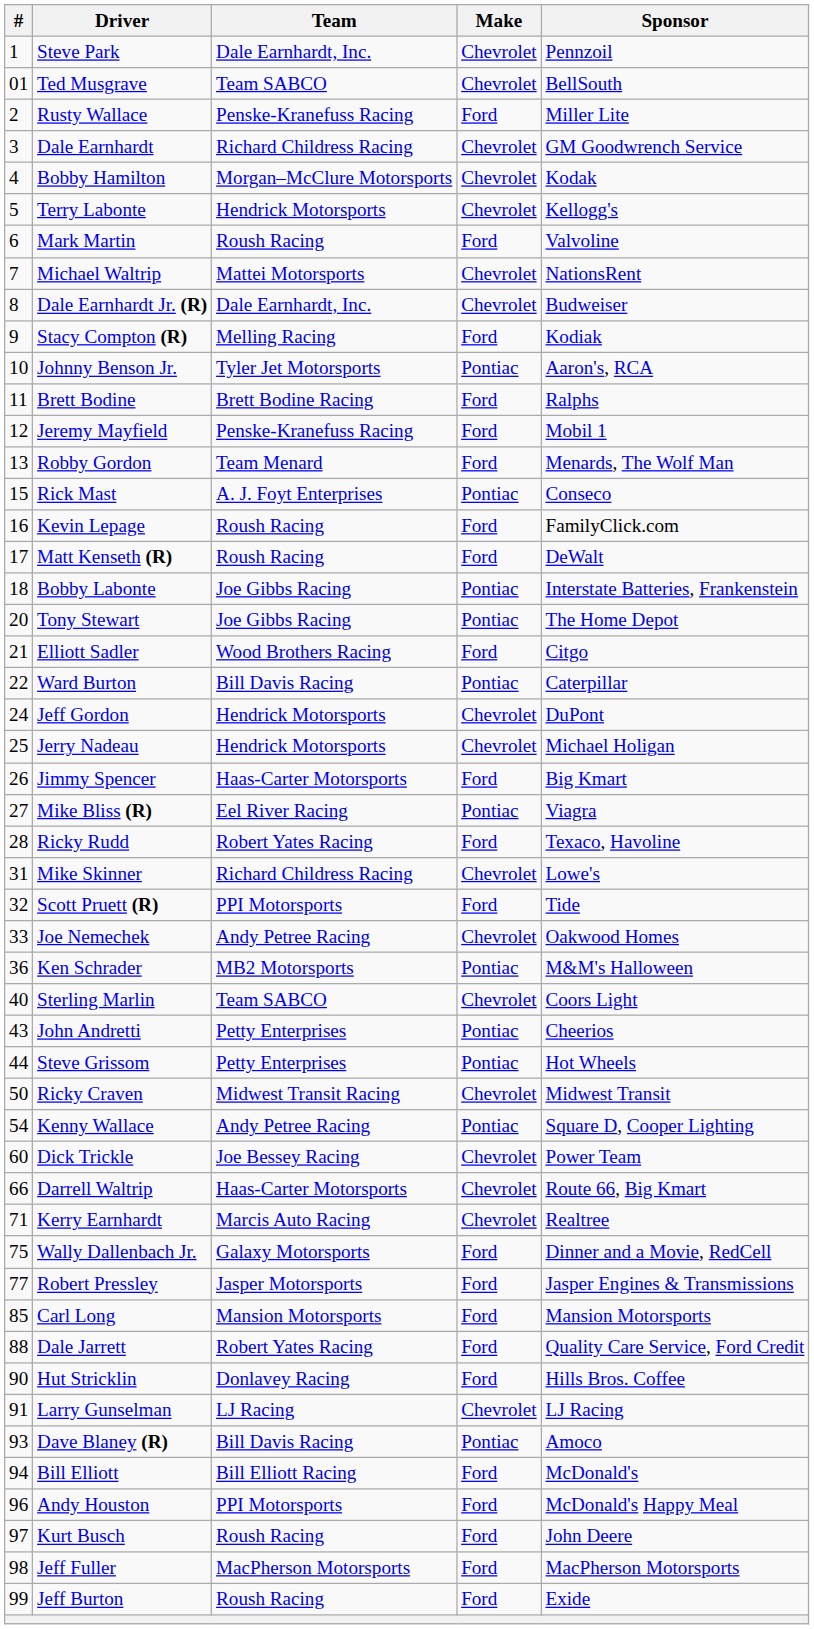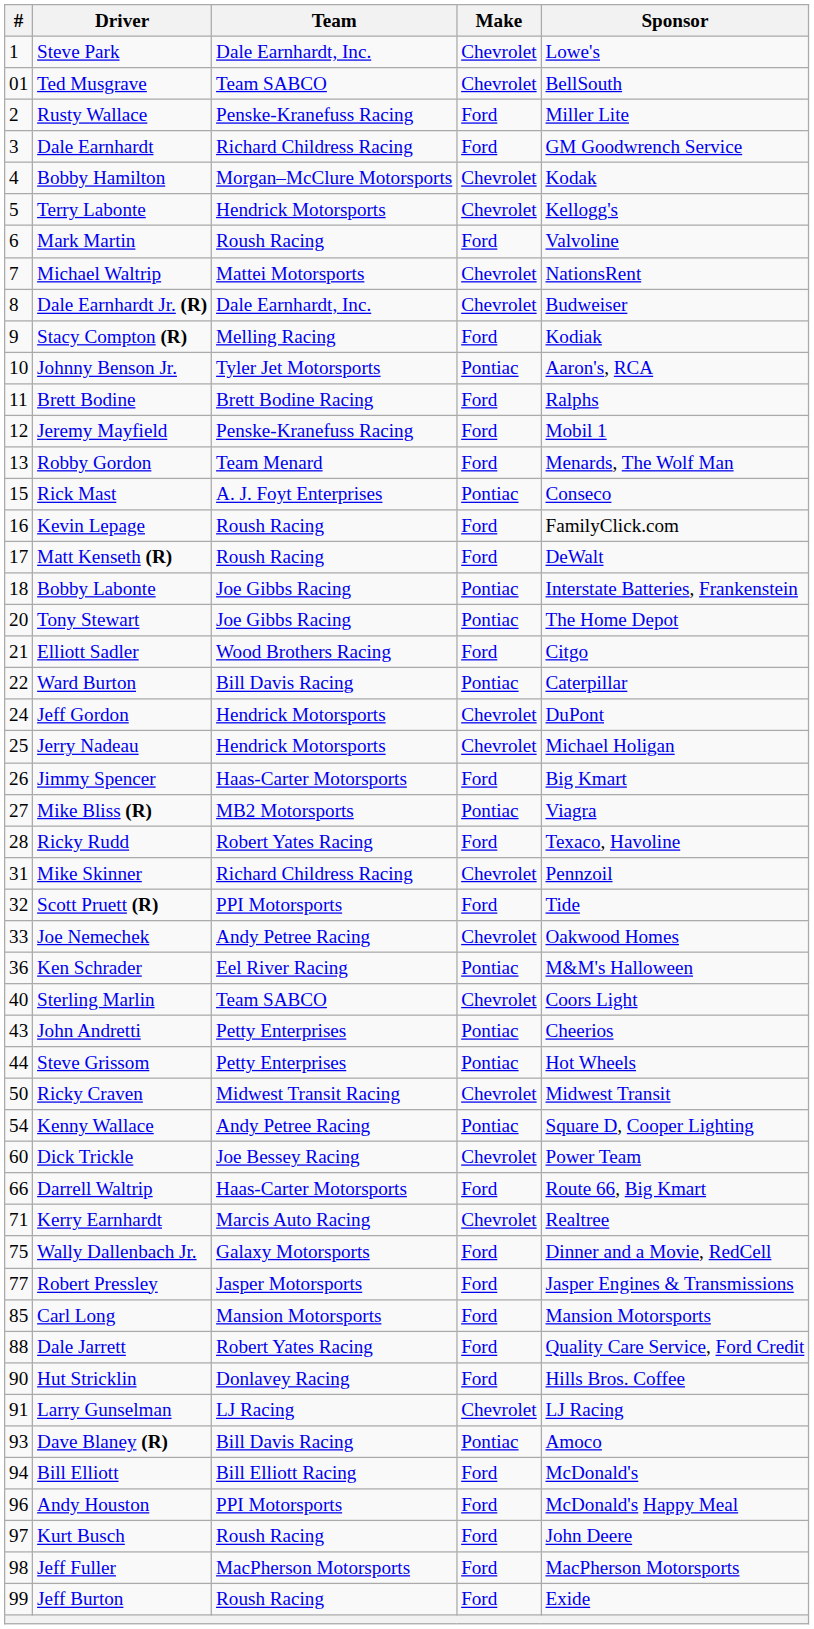(579, 52) Pennzoil -> (573, 52) Lowe's
(499, 146) Chevrolet -> (479, 146) Ford
(282, 809) Eel River Racing -> (285, 809) MB2 Motorsports
(573, 873) Lowe's -> (579, 873) Pennzoil
(285, 967) MB2 Motorsports -> (282, 967) Eel River Racing
(499, 1188) Chevrolet -> (479, 1188) Ford
